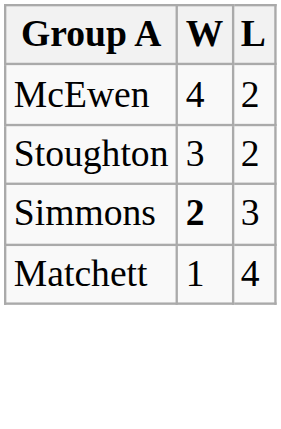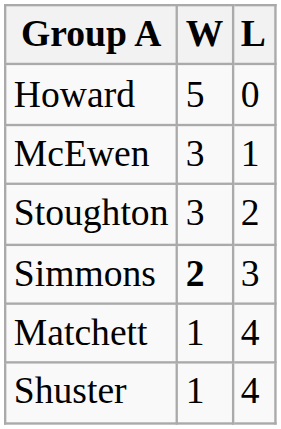+ row: (74, 93)
(195, 93) 4 -> (195, 153) 3
(250, 93) 2 -> (250, 153) 1
+ row: (70, 392)
